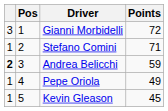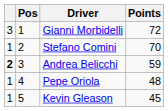(155, 47) 71 -> (155, 47) 70
(155, 81) 49 -> (155, 81) 48
